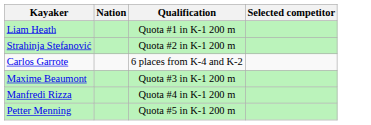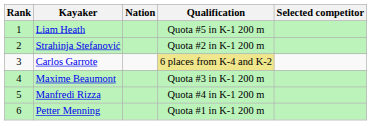+ column: (19, 12)
(187, 29) Quota #1 in K-1 200 m -> (216, 29) Quota #5 in K-1 200 m
(187, 62) no background -> (216, 62) khaki background
(187, 111) Quota #5 in K-1 200 m -> (216, 111) Quota #1 in K-1 200 m
